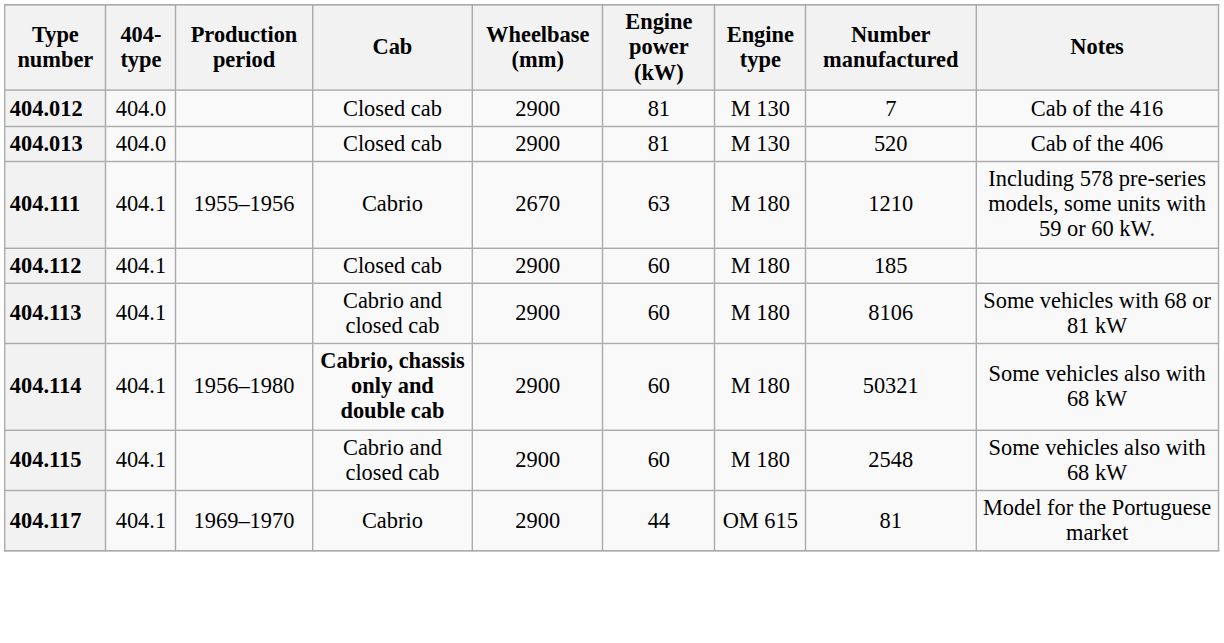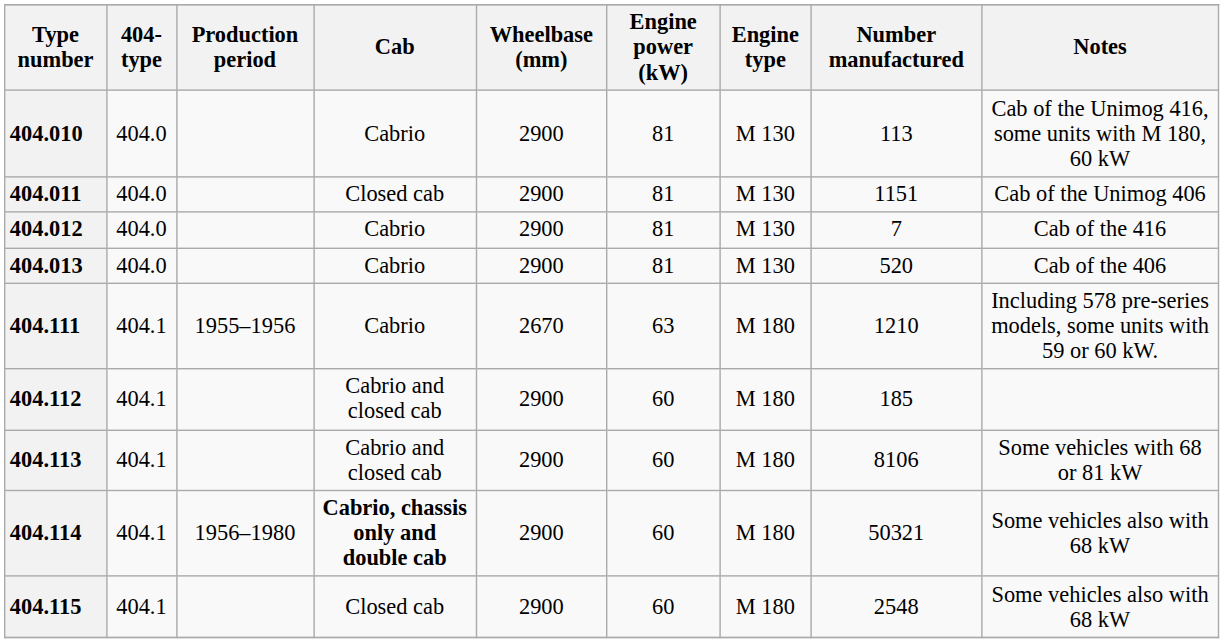+ row: (46, 133)
+ row: (46, 194)
(392, 108) Closed cab -> (395, 229) Cabrio
(392, 143) Closed cab -> (395, 265) Cabrio
(392, 265) Closed cab -> (395, 399) Cabrio and closed cab
(392, 459) Cabrio and closed cab -> (395, 606) Closed cab
- row: (46, 520)
